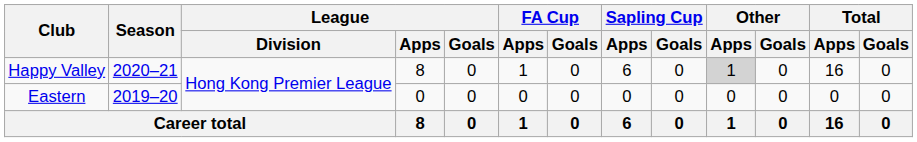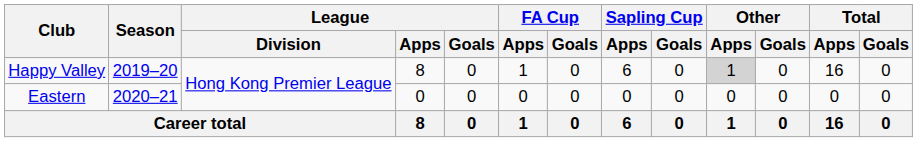(145, 70) 2020–21 -> (145, 70) 2019–20
(145, 96) 2019–20 -> (145, 96) 2020–21
